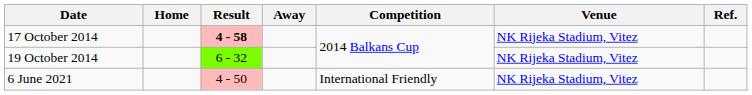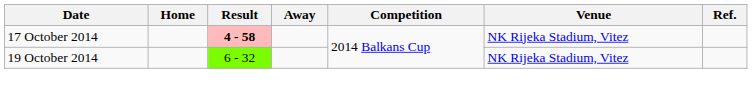- row: (40, 79)
